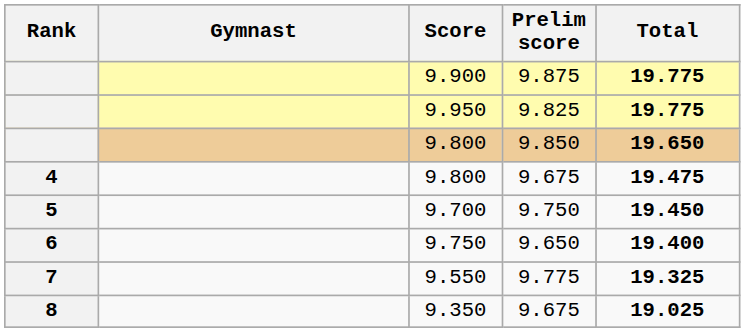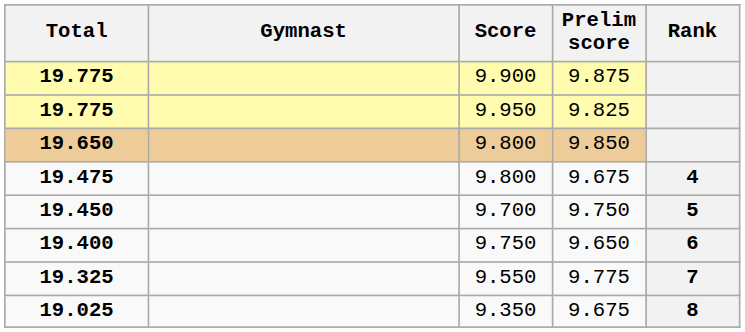columns swapped: (52, 34) <-> (667, 34)
